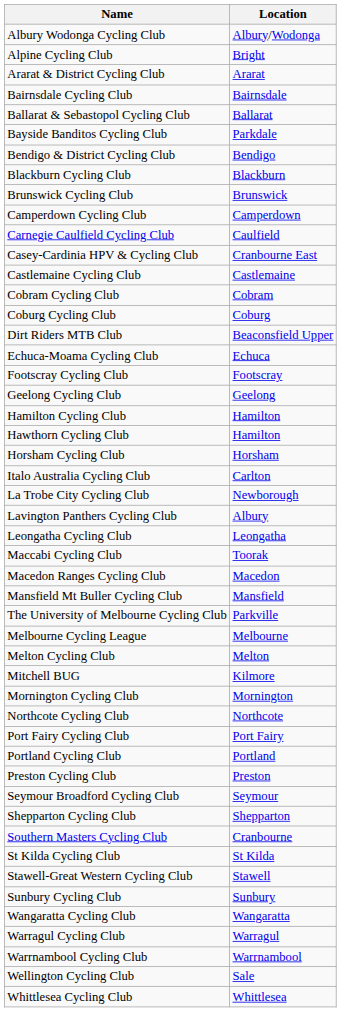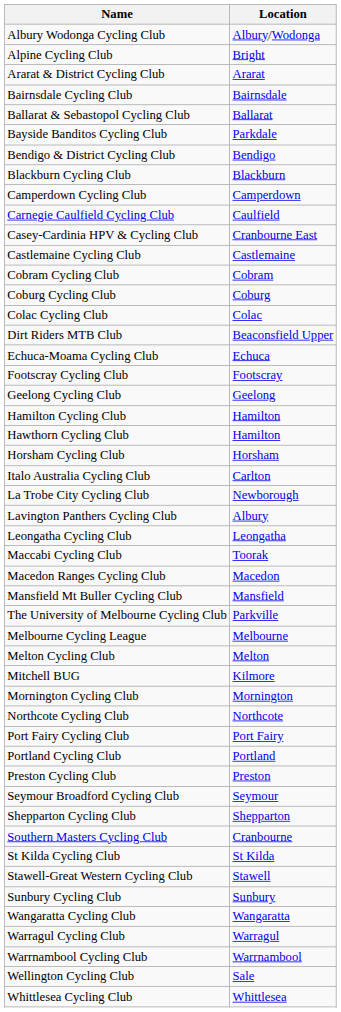- row: (70, 194)
+ row: (58, 315)
